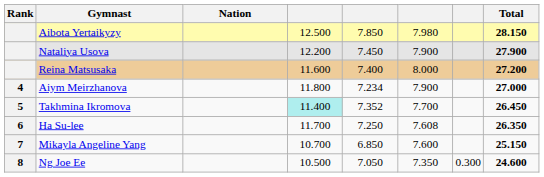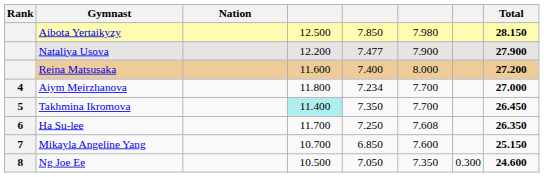(370, 50) 7.450 -> (370, 50) 7.477
(425, 87) 7.900 -> (425, 87) 7.700
(370, 106) 7.352 -> (370, 106) 7.350
